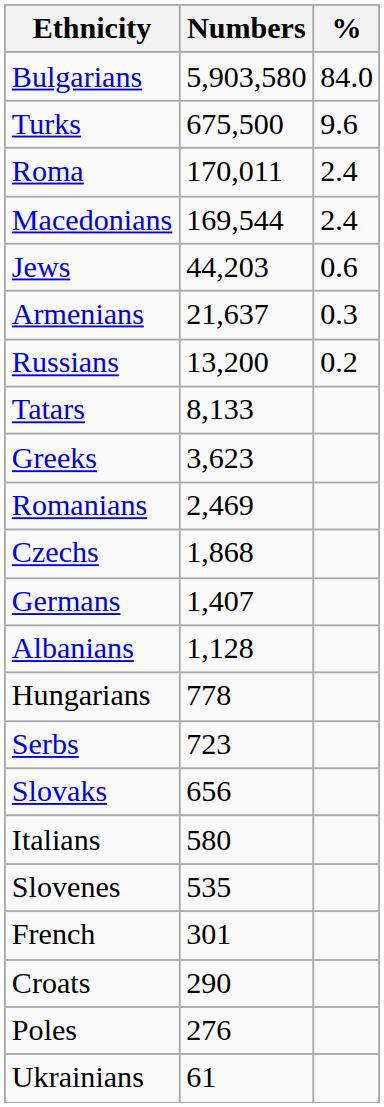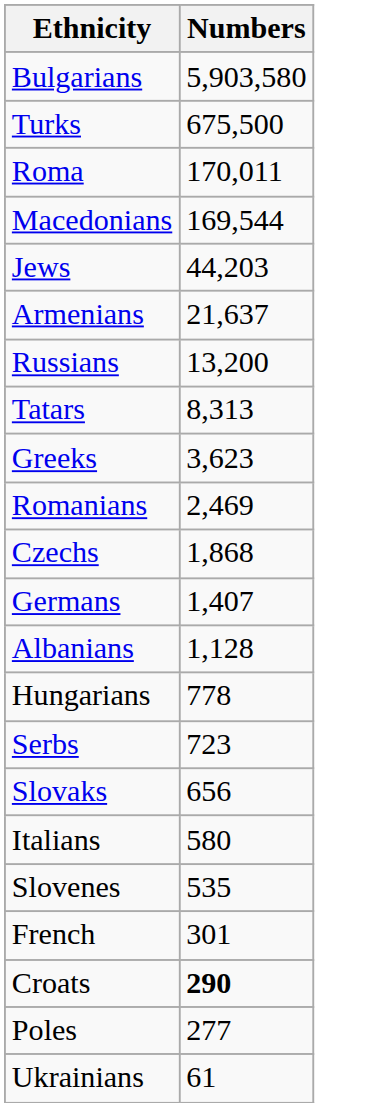- column: (347, 28)
(220, 409) 8,133 -> (220, 409) 8,313
(209, 982) normal -> (209, 982) bold
(209, 1030) 276 -> (209, 1030) 277
